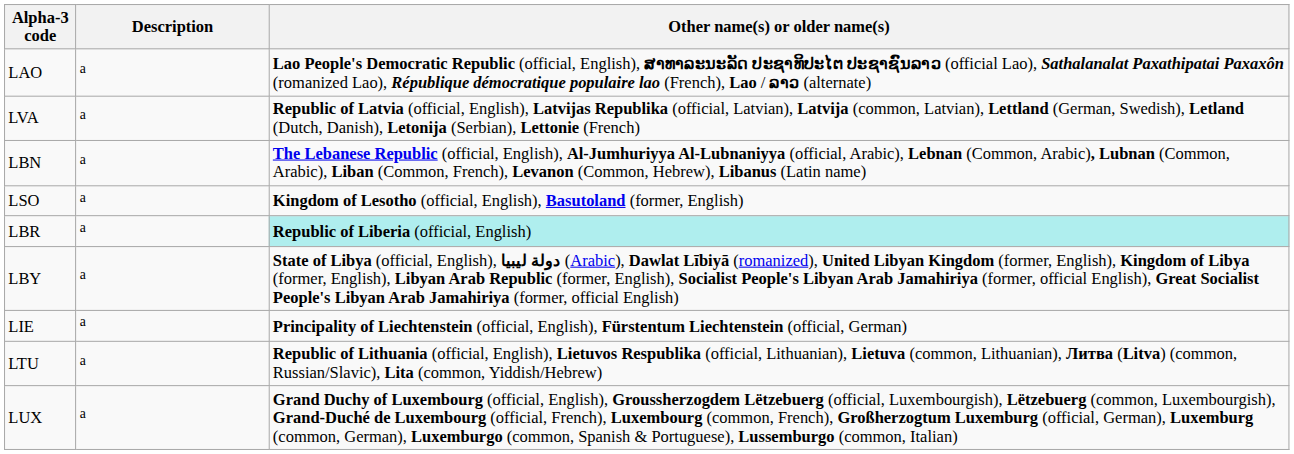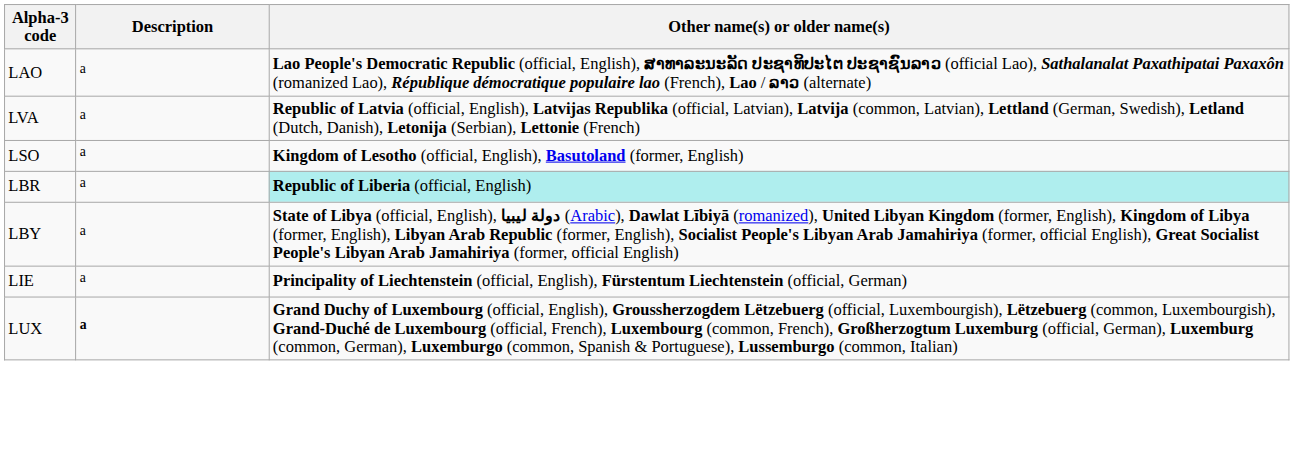- row: (25, 162)
- row: (24, 363)
(83, 414) normal -> (83, 328) bold
